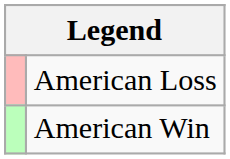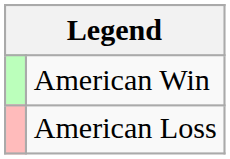rows swapped: (122, 128) <-> (125, 79)
